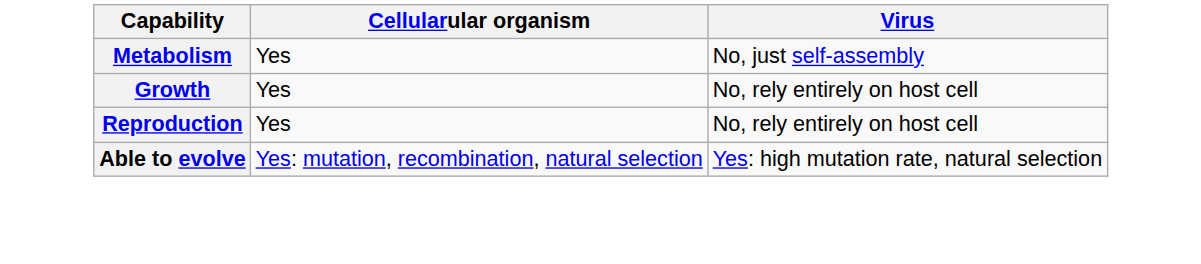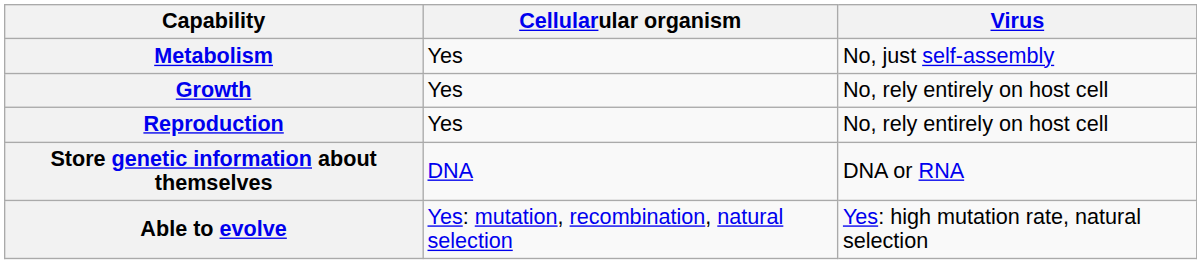+ row: (214, 170)
